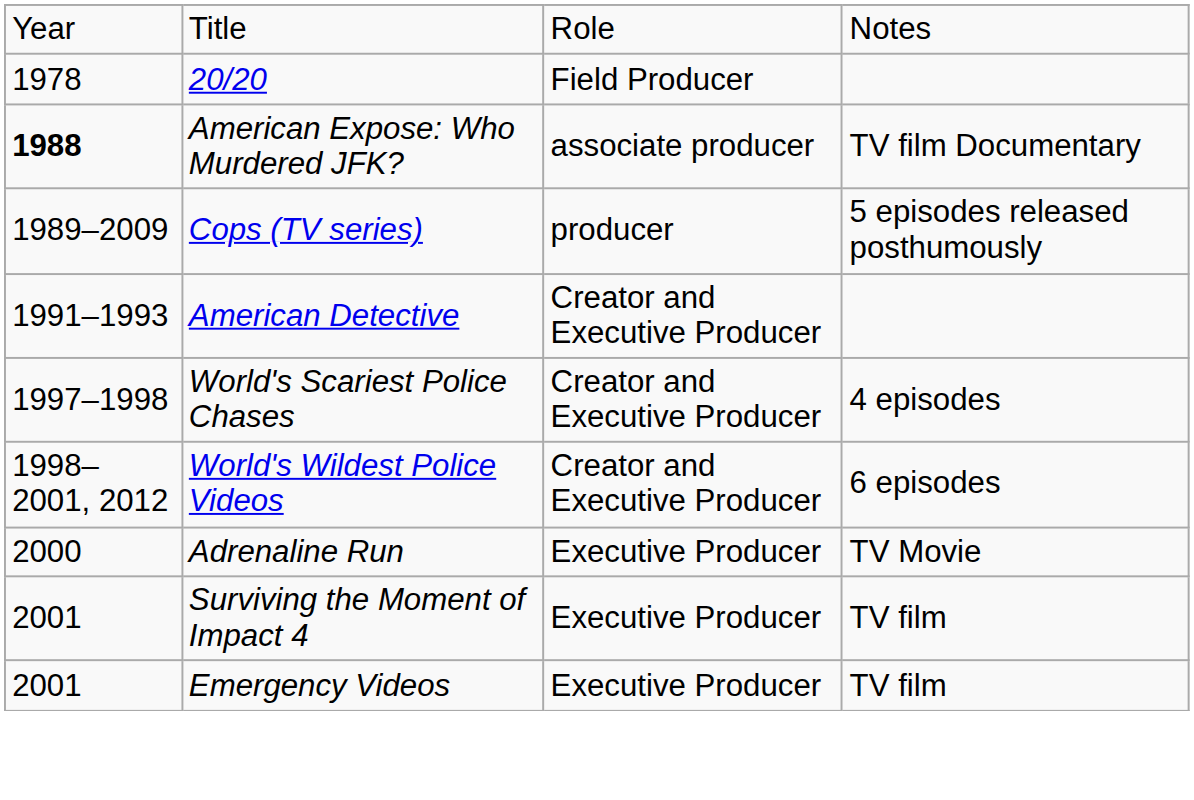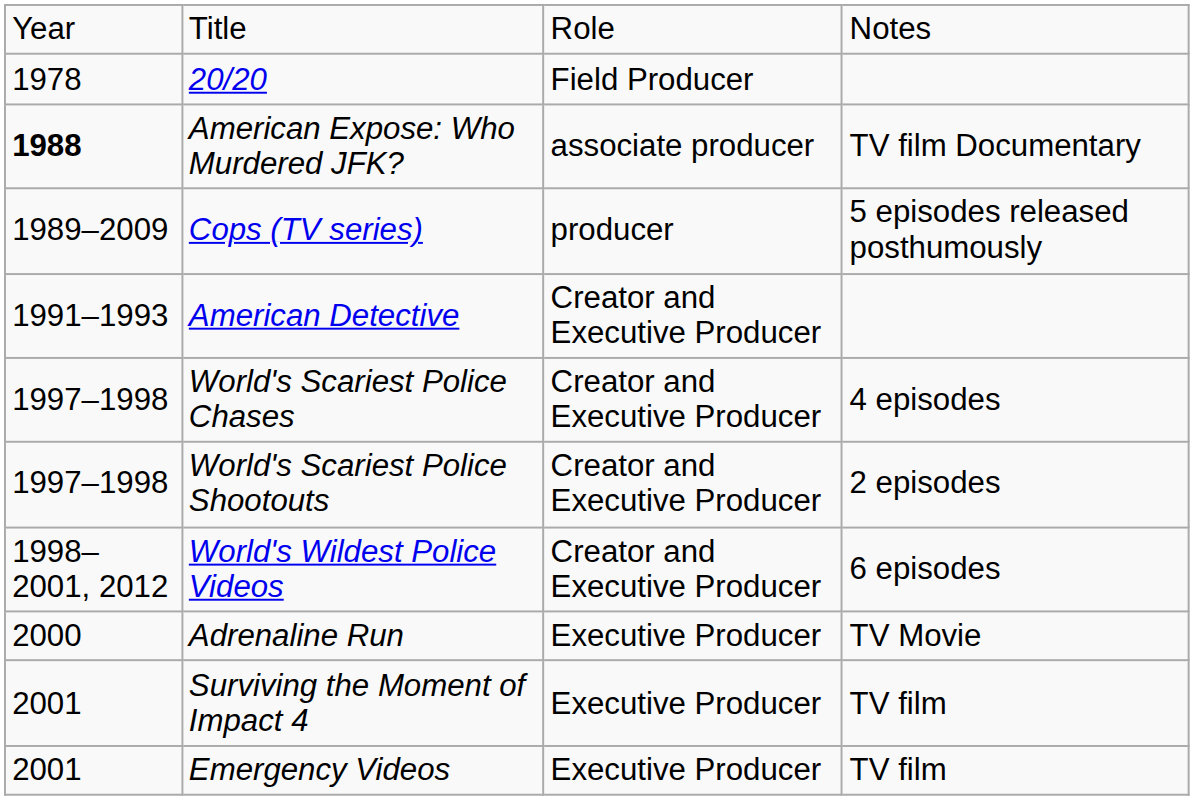+ row: (348, 484)
